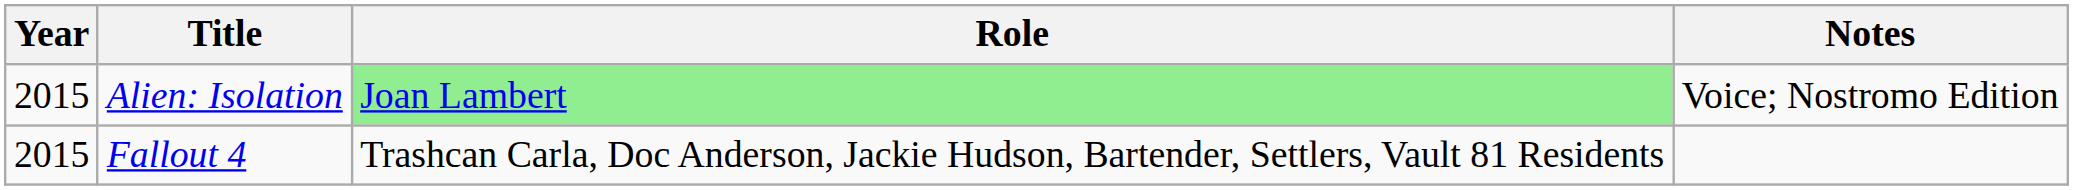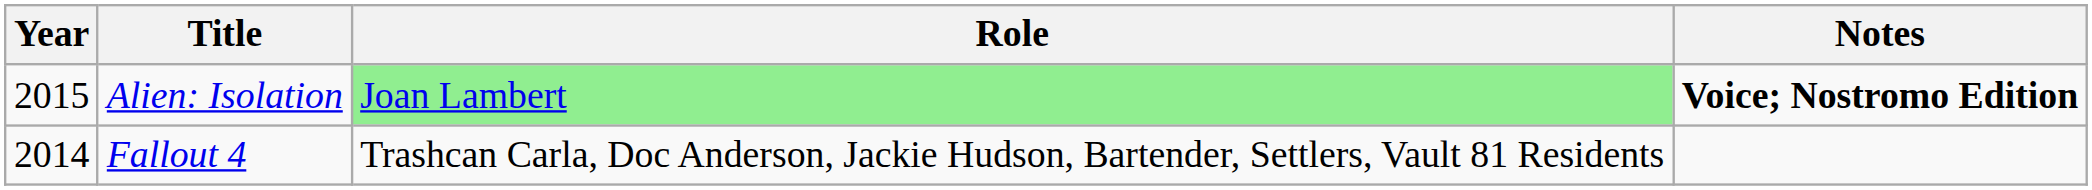(1870, 94) normal -> (1880, 94) bold
(52, 154) 2015 -> (52, 154) 2014
